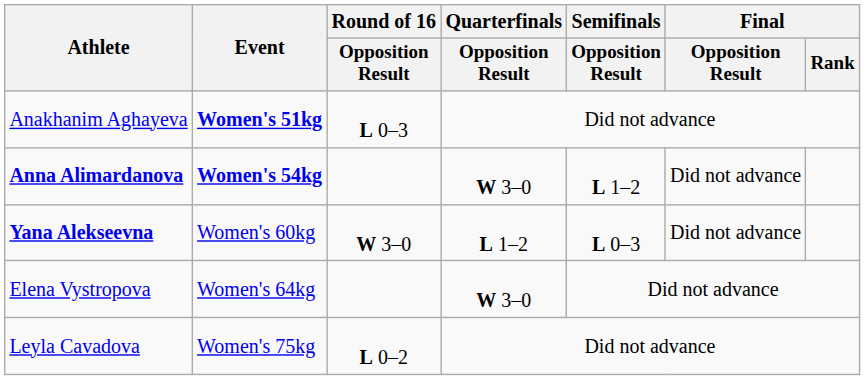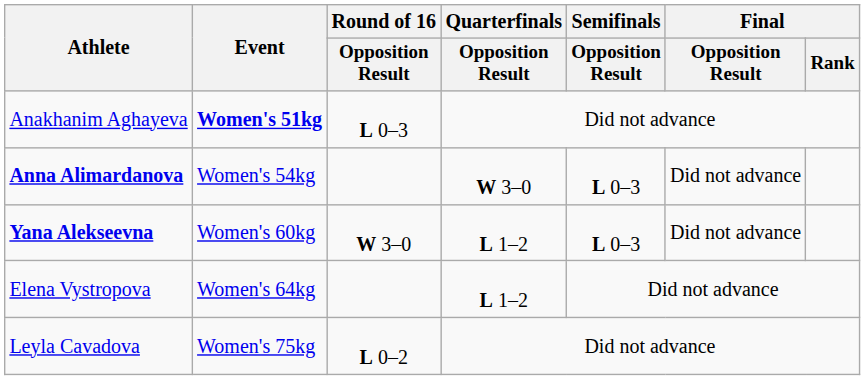(260, 176) bold -> (256, 176) normal
(616, 188) L 1–2 -> (616, 188) L 0–3
(504, 301) W 3–0 -> (504, 301) L 1–2
